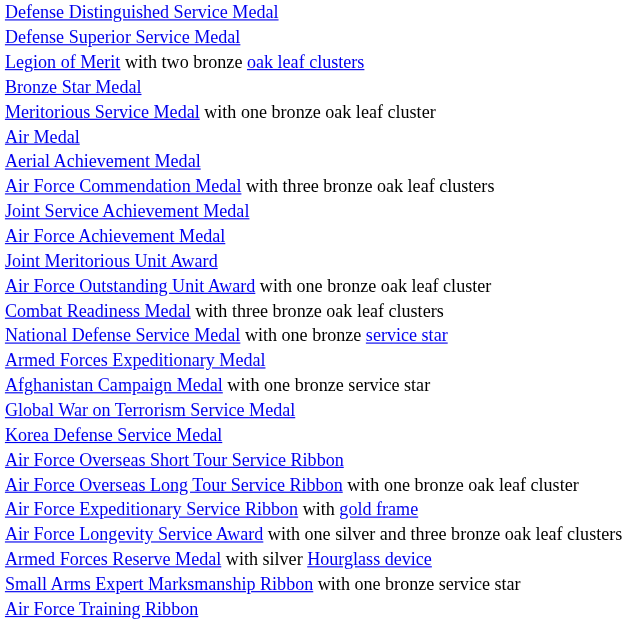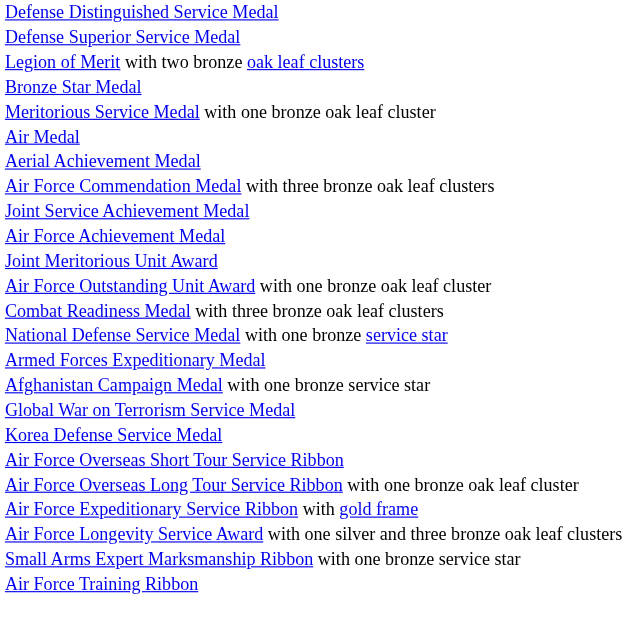- row: (218, 559)
